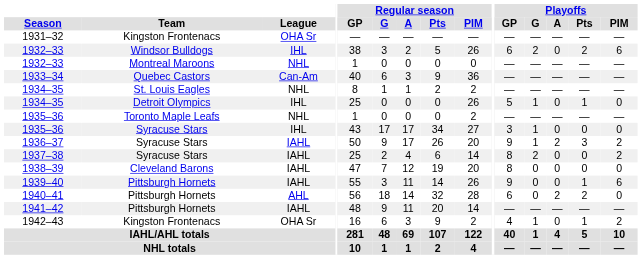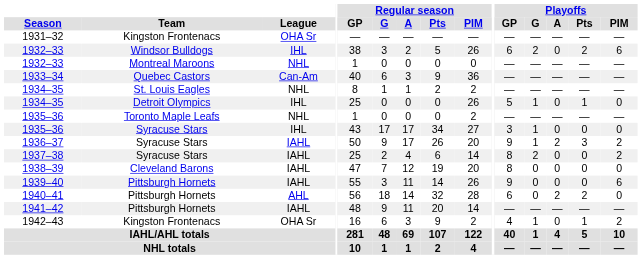(584, 182) 1 -> (584, 182) 0
